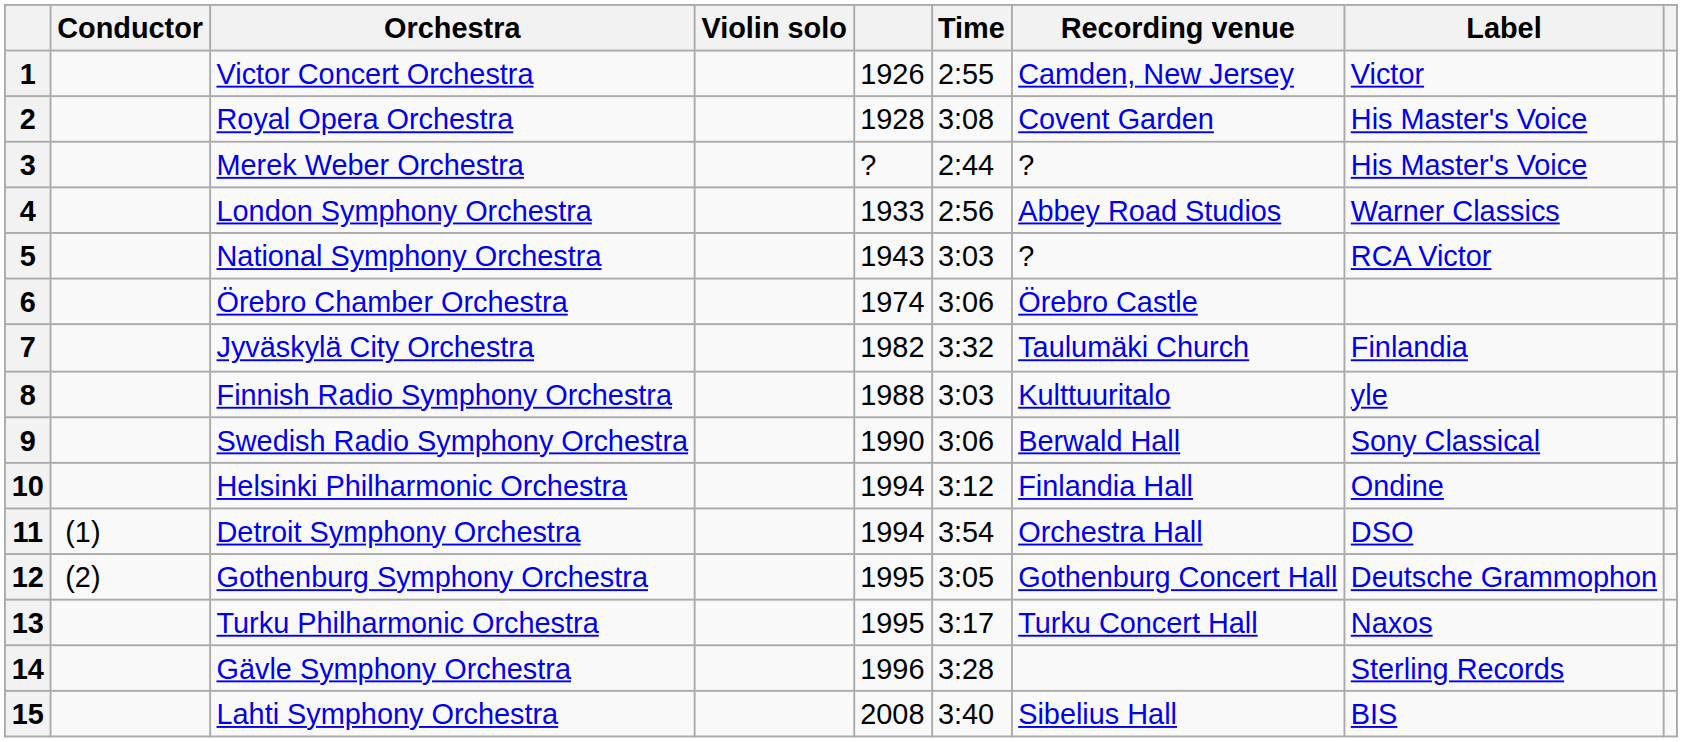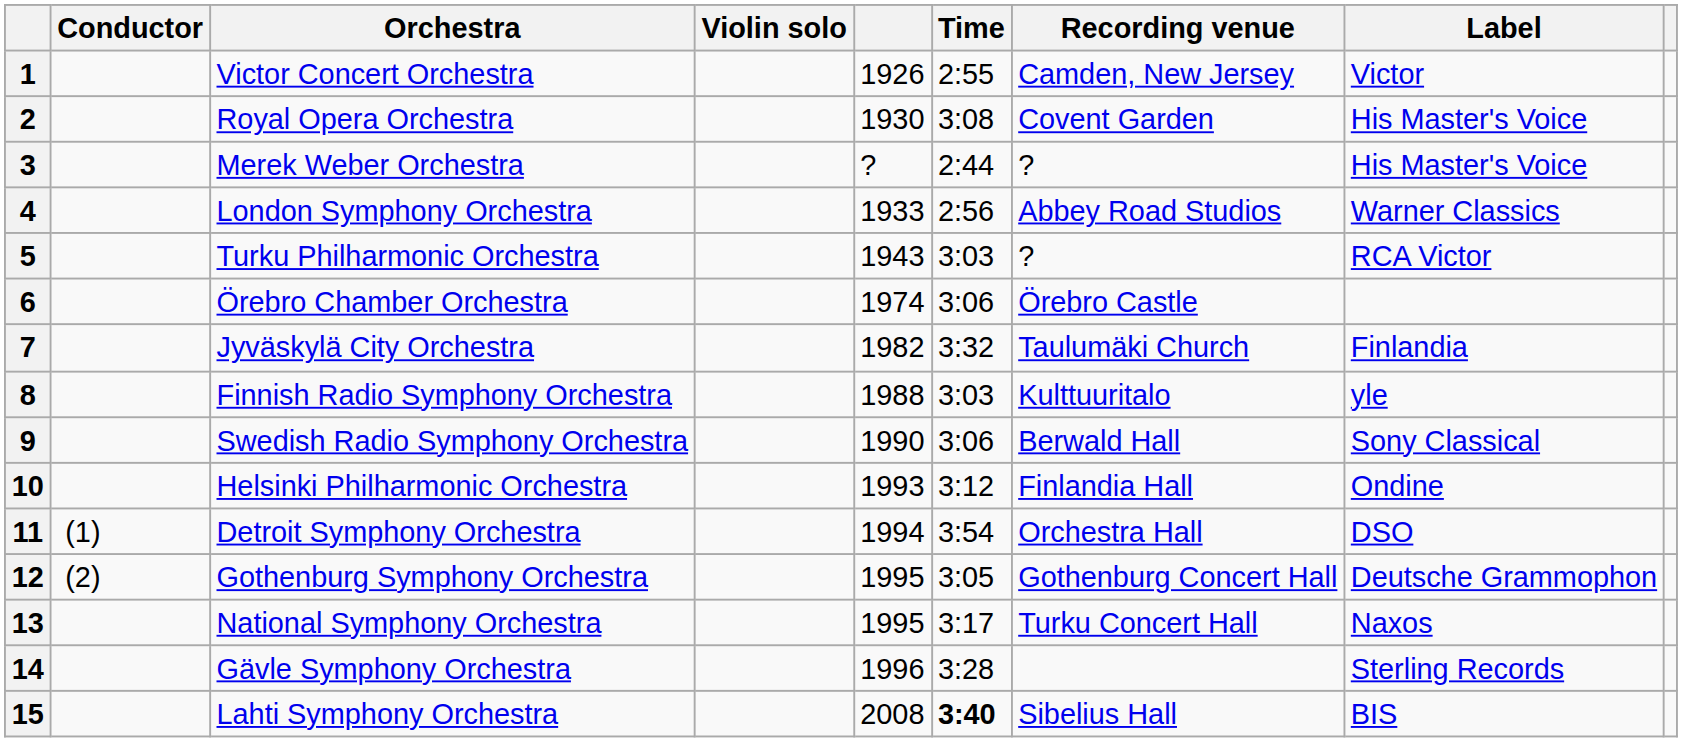(892, 119) 1928 -> (892, 119) 1930
(409, 257) National Symphony Orchestra -> (408, 257) Turku Philharmonic Orchestra
(892, 485) 1994 -> (892, 485) 1993
(408, 622) Turku Philharmonic Orchestra -> (409, 622) National Symphony Orchestra
(966, 714) normal -> (967, 714) bold
